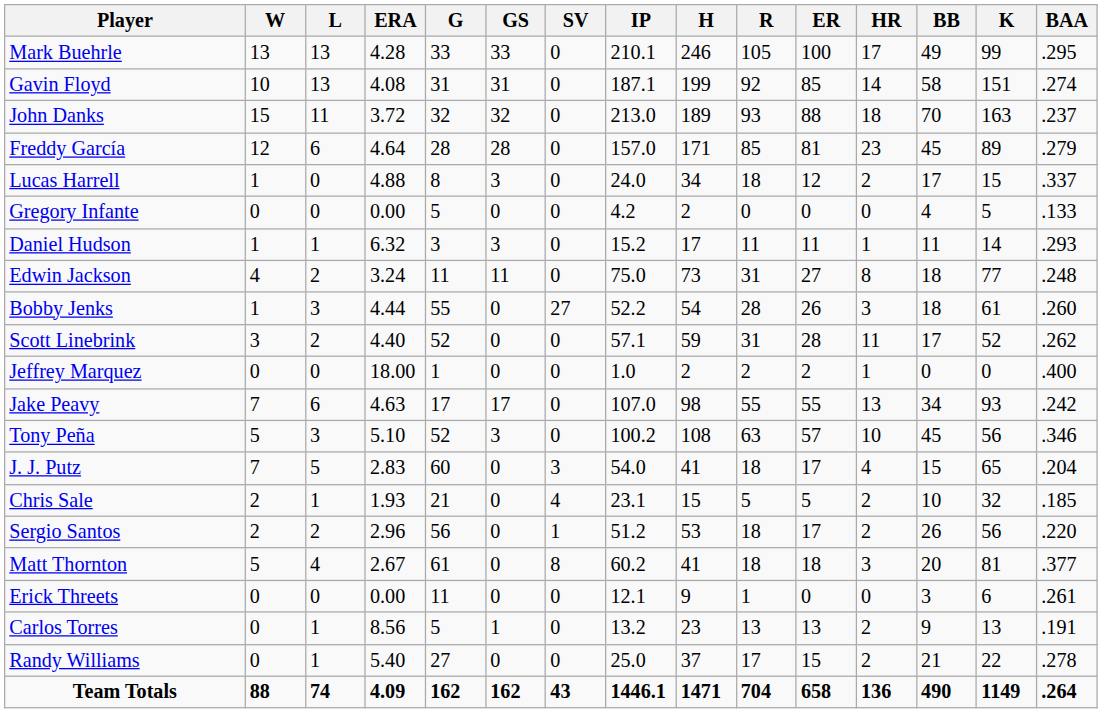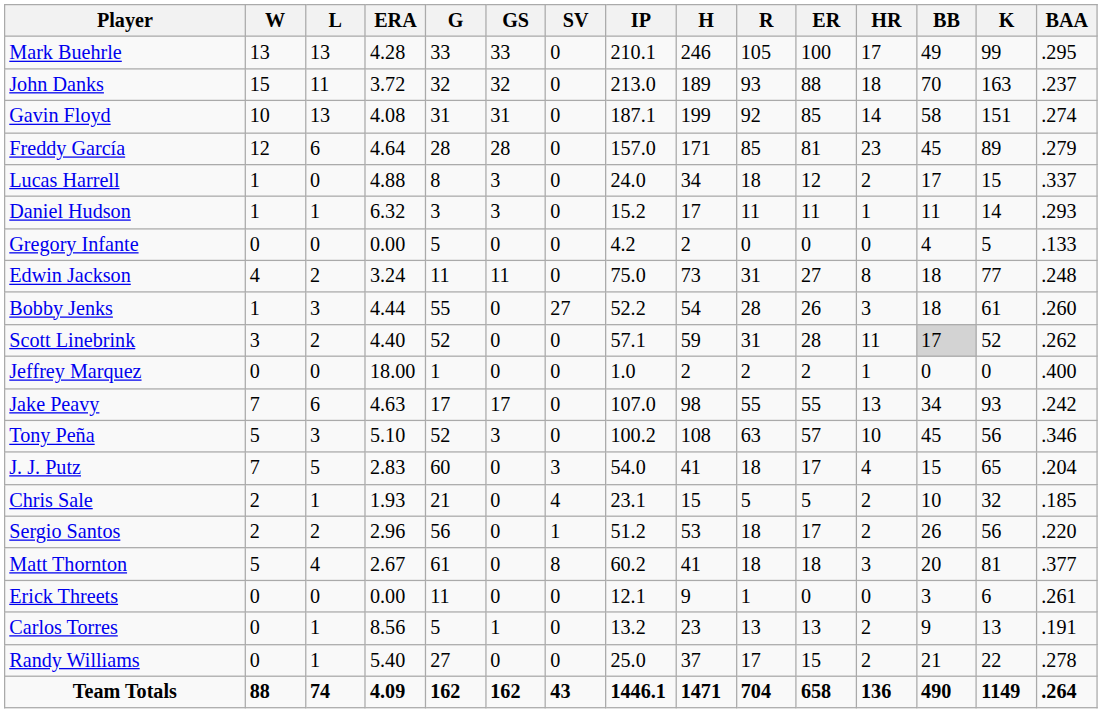rows swapped: (57, 116) <-> (60, 84)
rows swapped: (70, 244) <-> (74, 212)
(931, 340) no background -> (931, 340) lightgrey background
